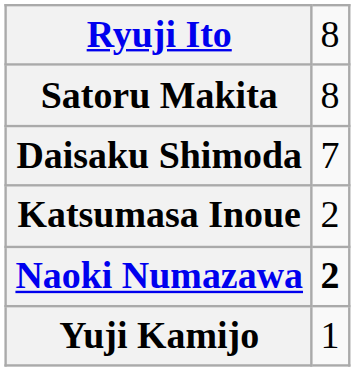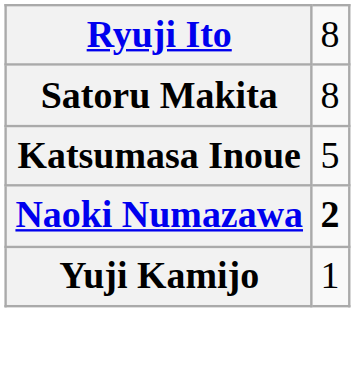- row: (159, 154)
(330, 214) 2 -> (330, 154) 5
